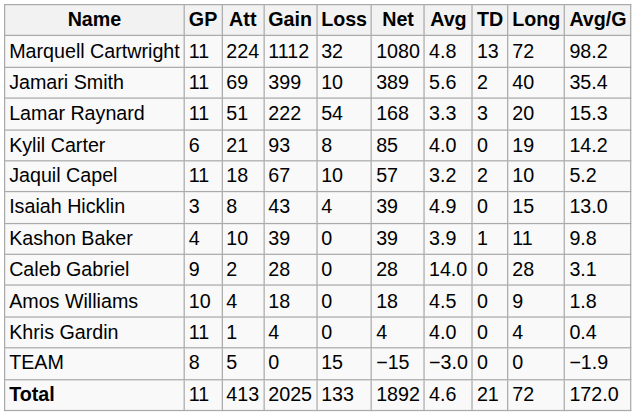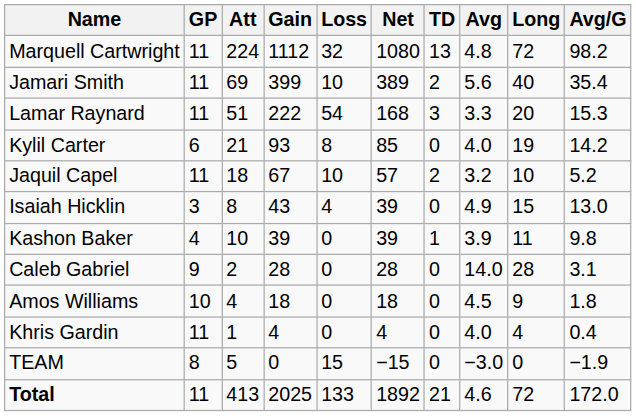columns swapped: (448, 20) <-> (490, 20)
